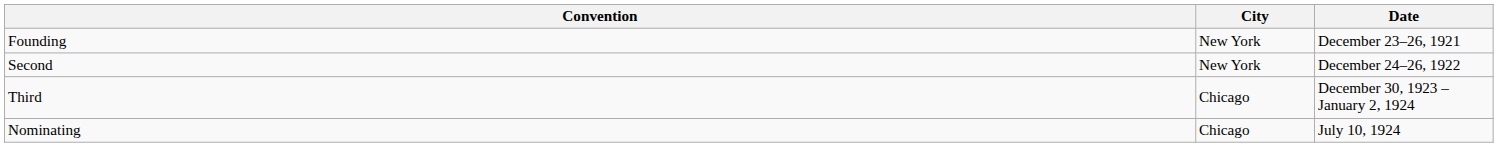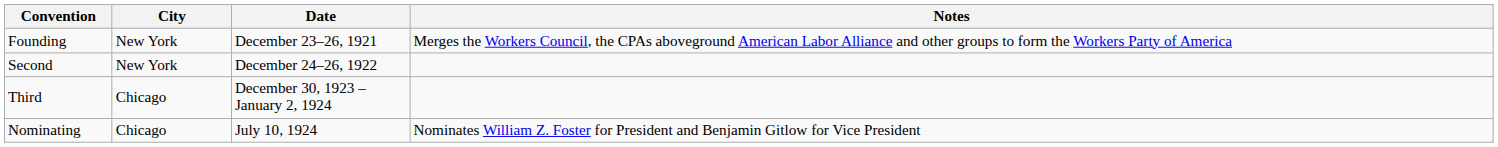+ column: (952, 16)
